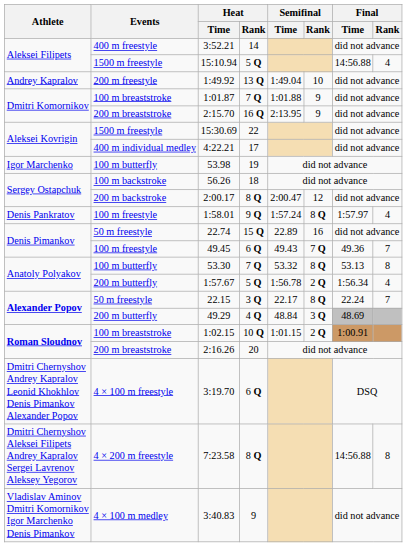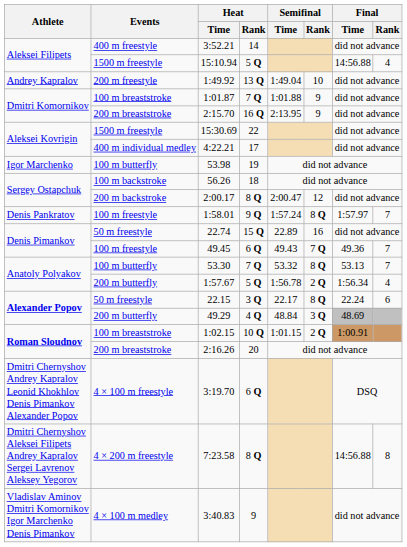(387, 215) 4 -> (387, 215) 7
(387, 266) 8 -> (387, 266) 7
(387, 299) 7 -> (387, 299) 6
